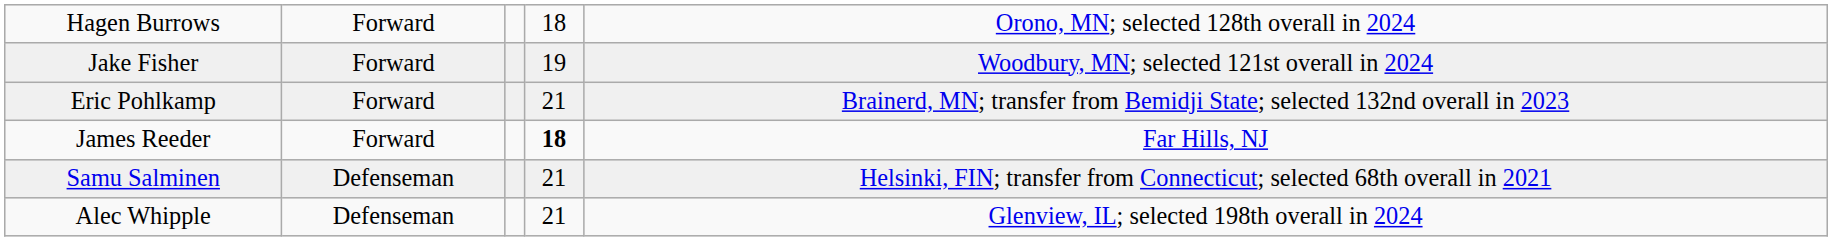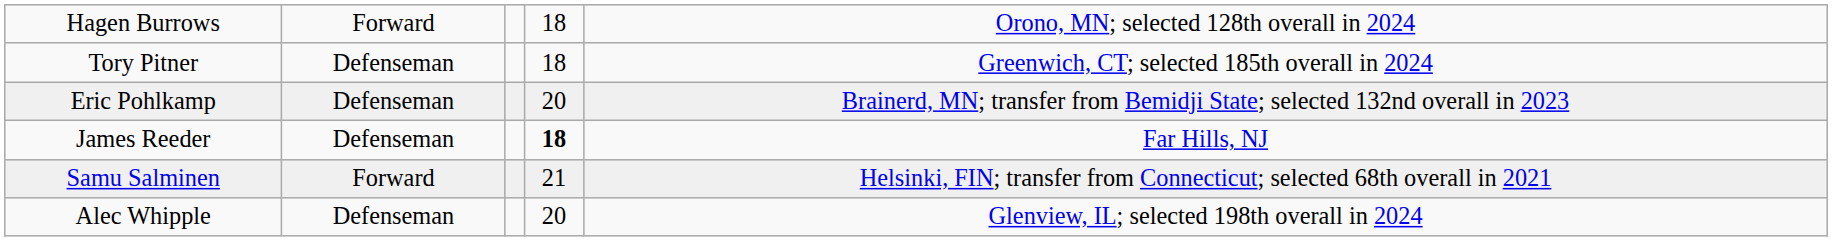- row: (143, 62)
+ row: (143, 62)
(393, 100) Forward -> (393, 100) Defenseman
(554, 100) 21 -> (554, 100) 20
(393, 139) Forward -> (393, 139) Defenseman
(393, 178) Defenseman -> (393, 178) Forward
(554, 216) 21 -> (554, 216) 20
